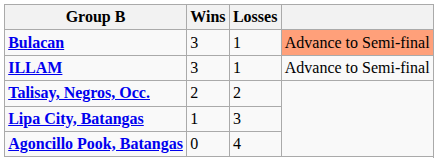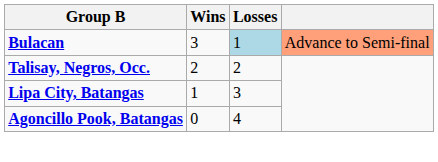(237, 42) no background -> (237, 42) lightblue background
- row: (35, 67)
